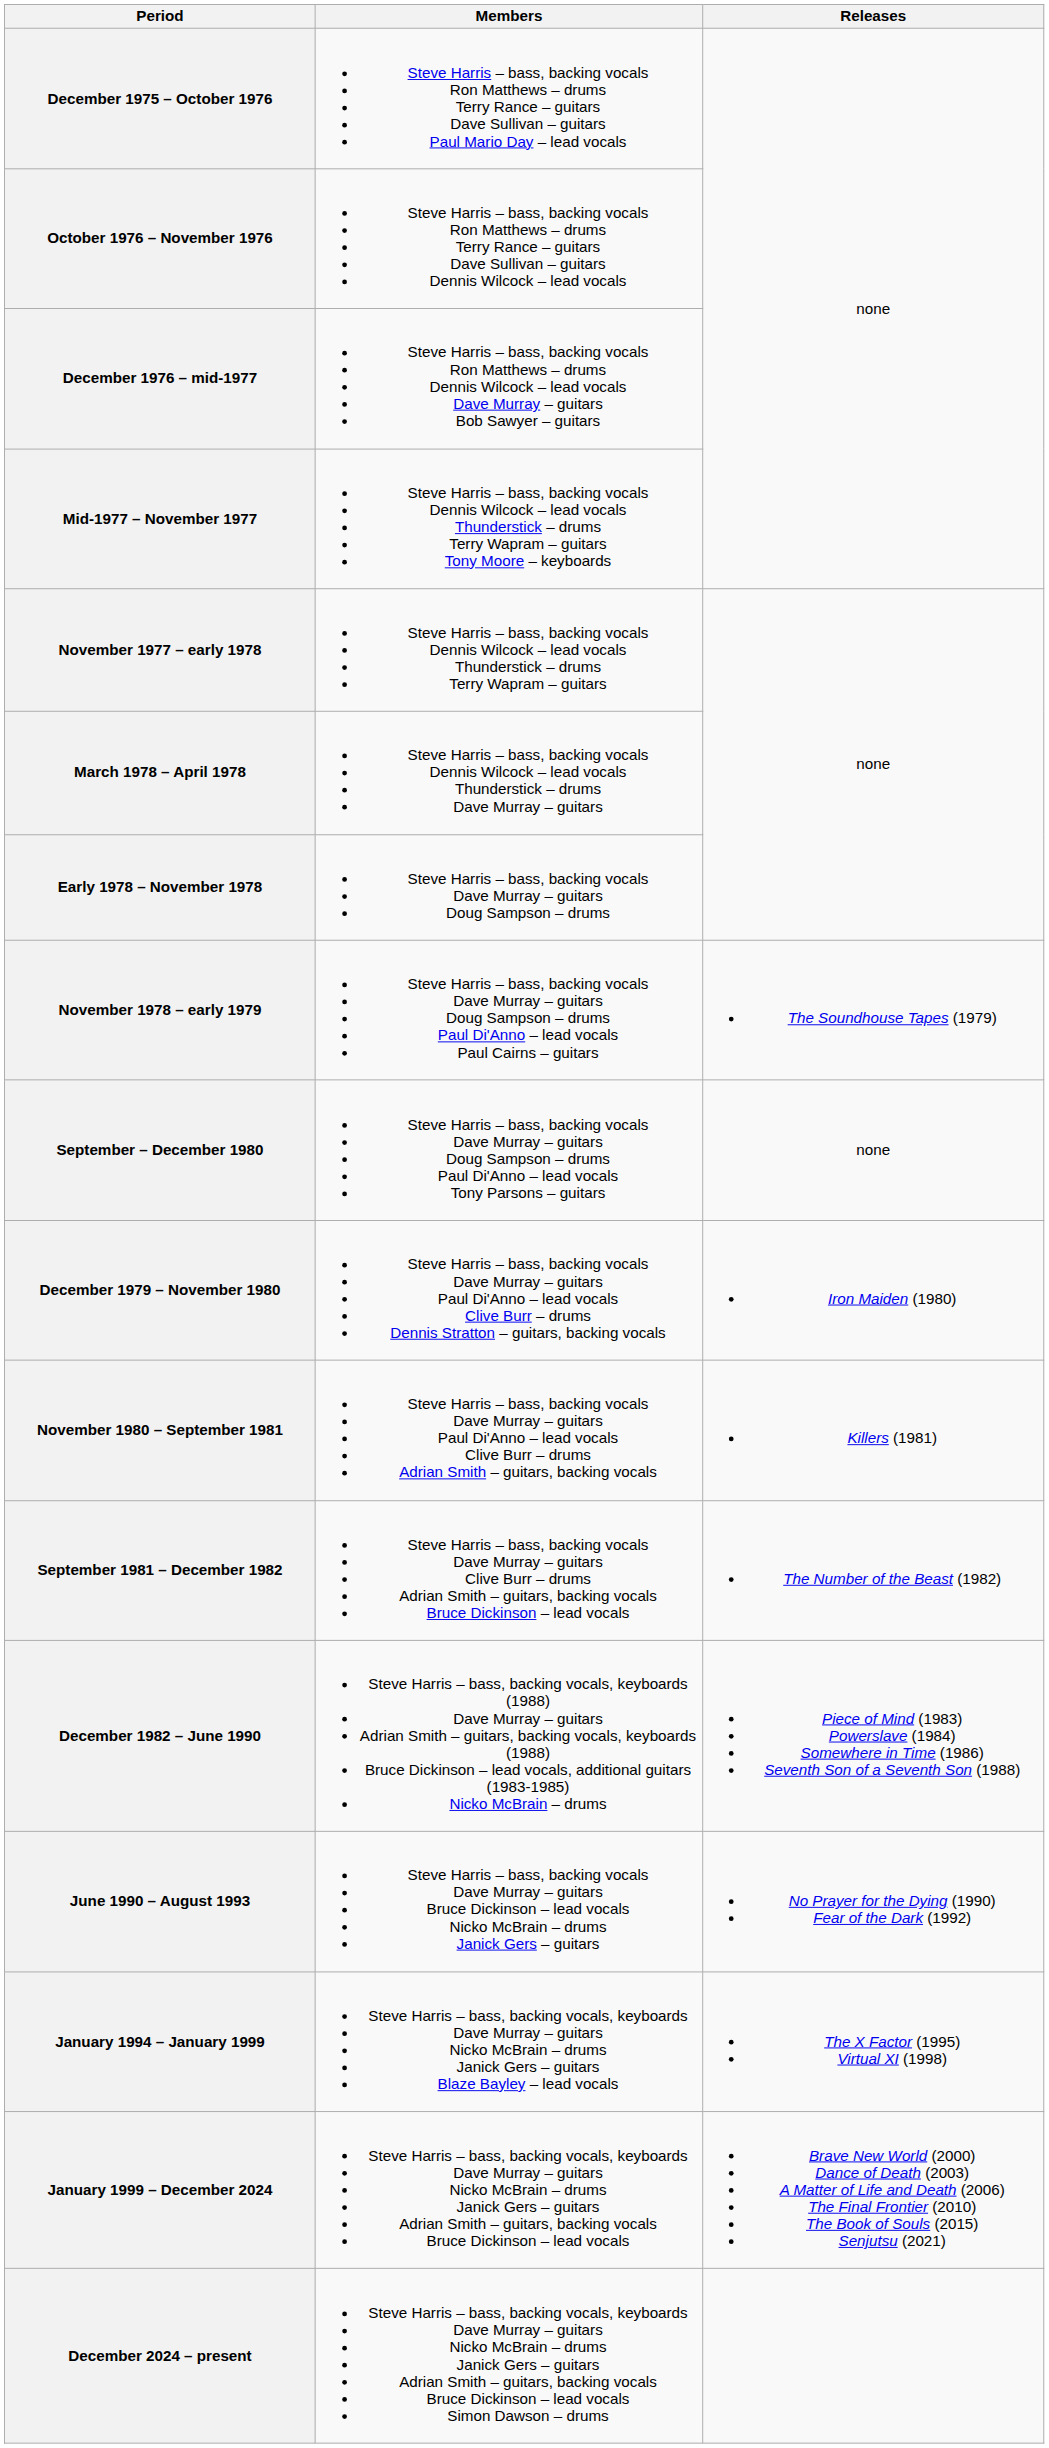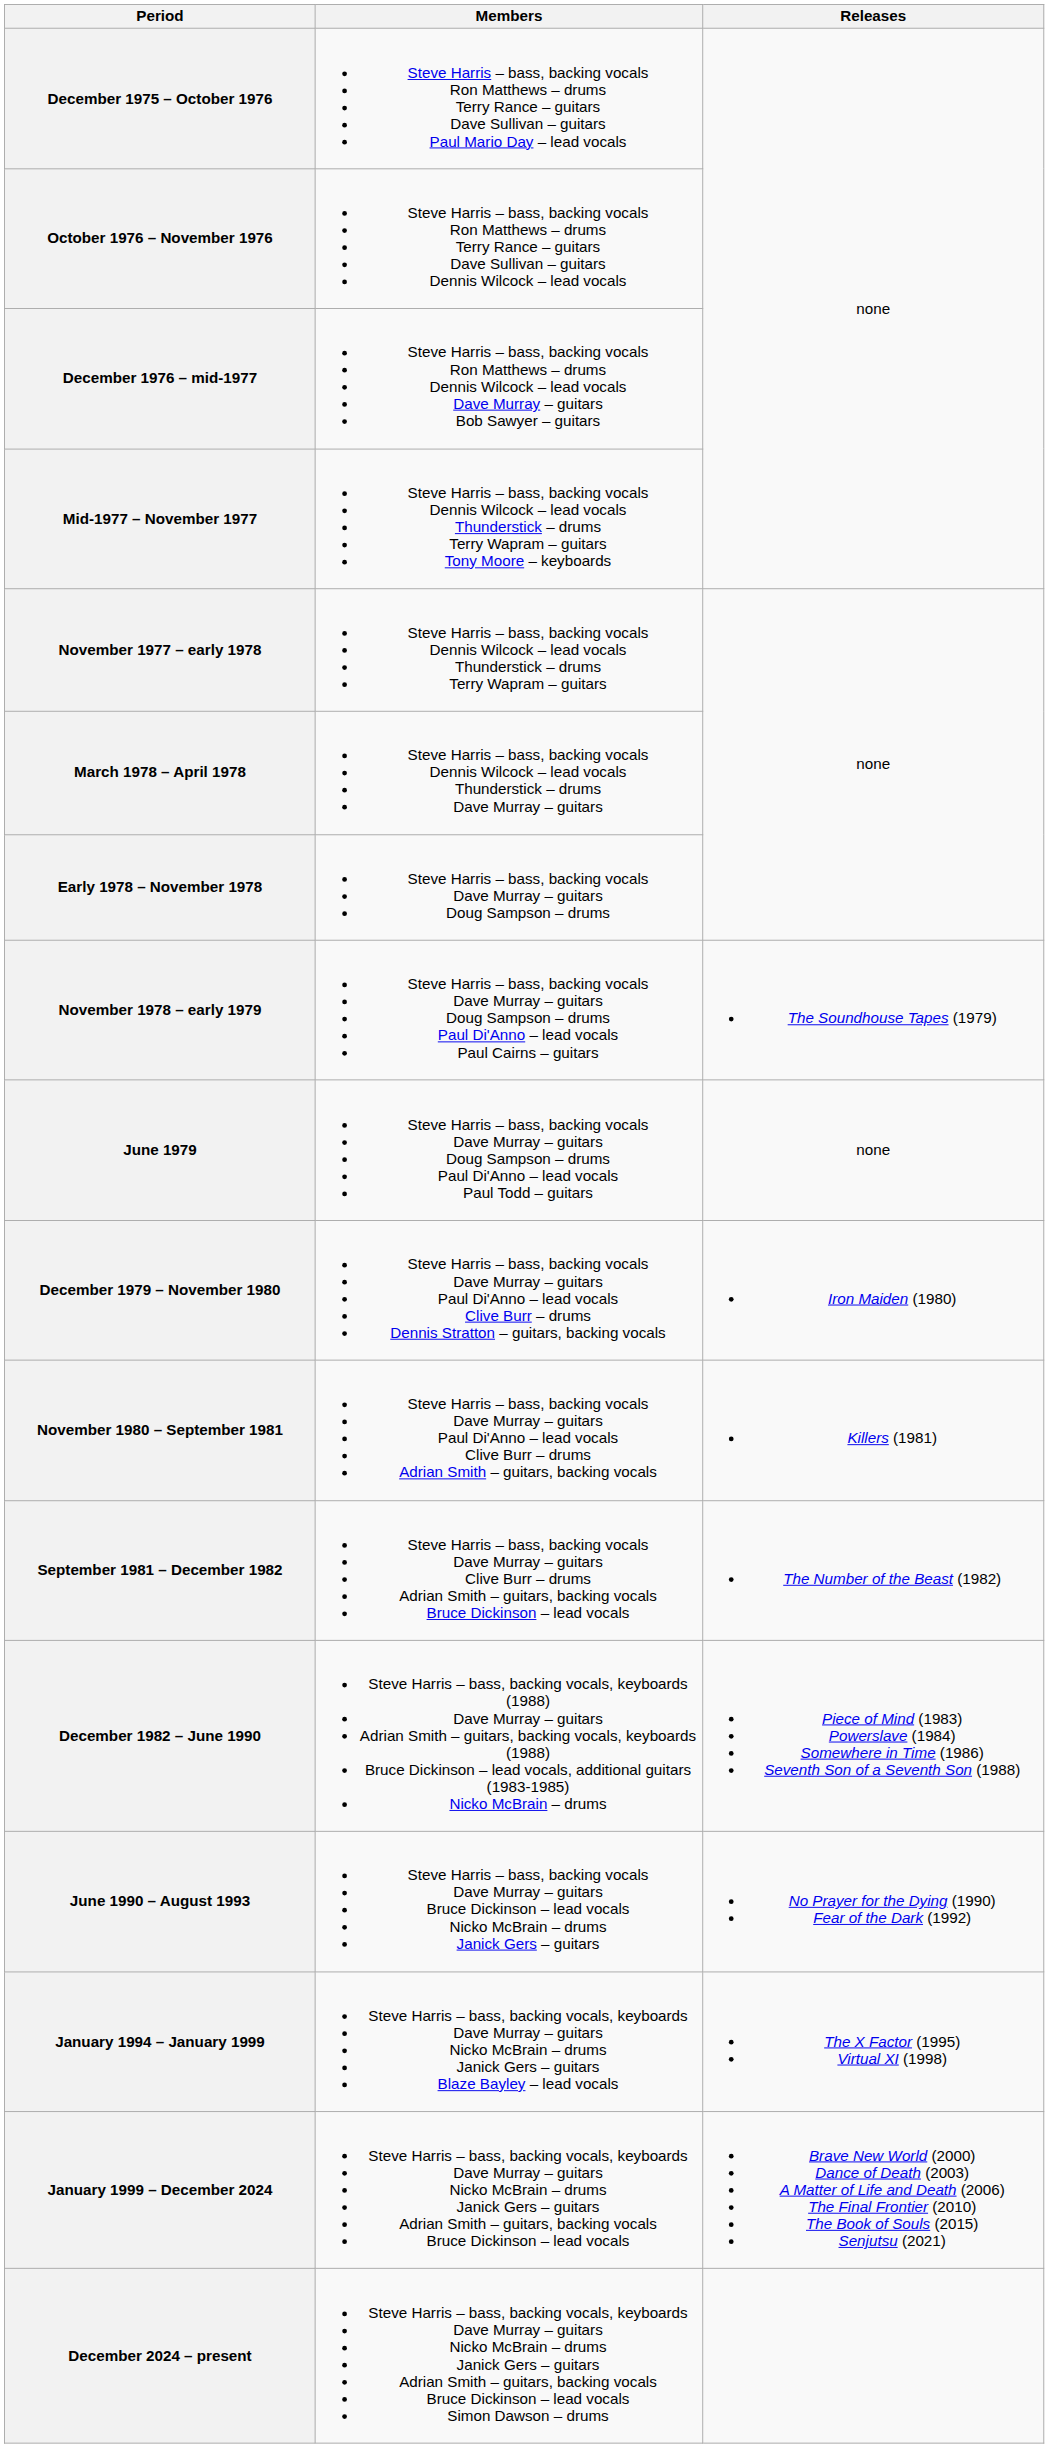+ row: (160, 1150)
- row: (160, 1150)
